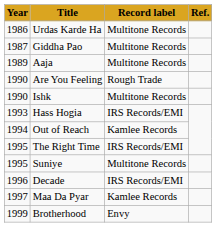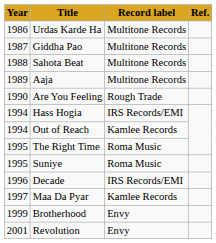+ row: (58, 63)
- row: (42, 96)
(17, 113) 1993 -> (17, 113) 1994
(145, 146) IRS Records/EMI -> (134, 146) Roma Music
(147, 163) Multitone Records -> (134, 163) Roma Music
+ row: (56, 230)
